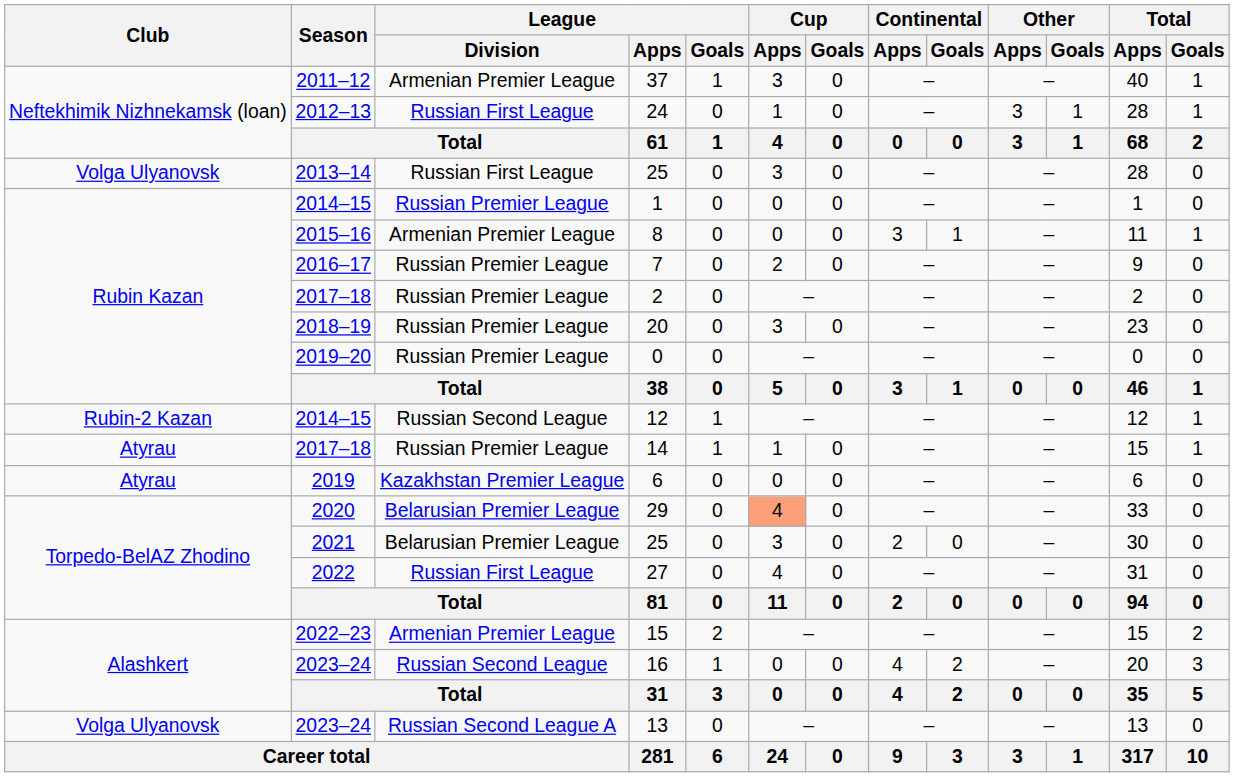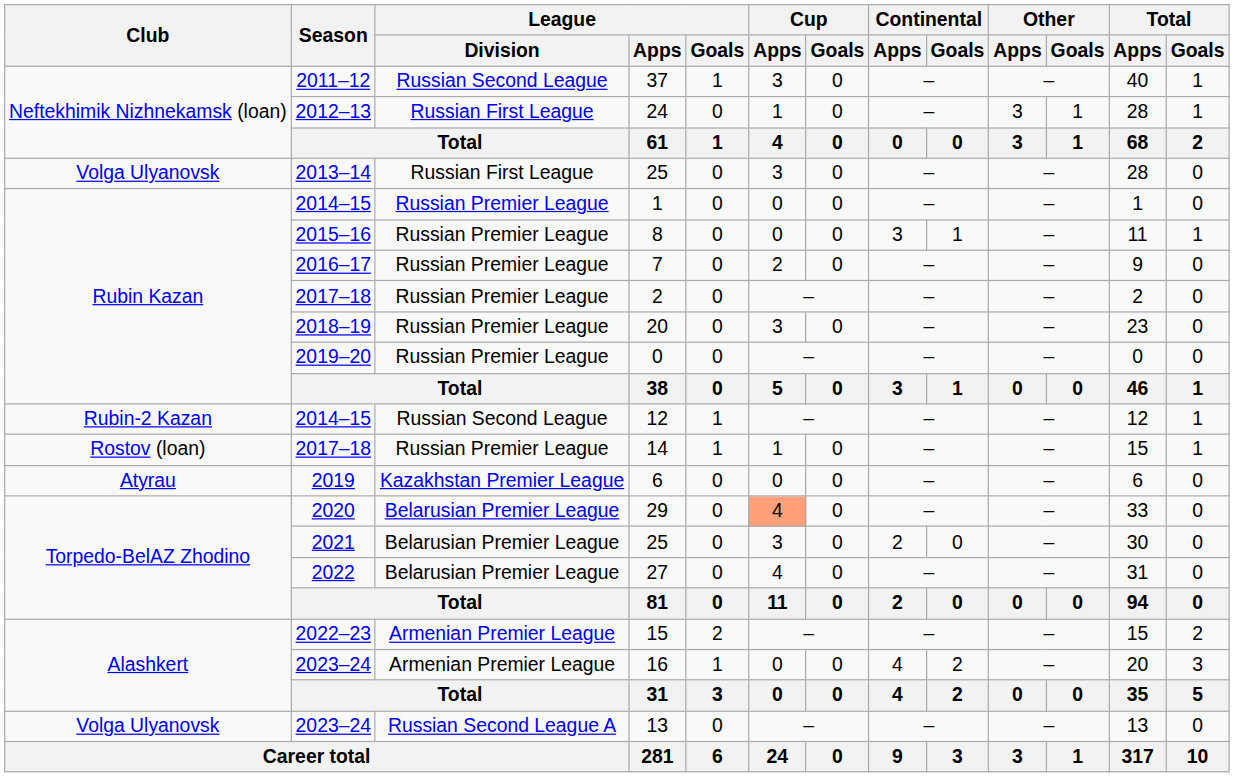(502, 81) Armenian Premier League -> (502, 81) Russian Second League
(502, 234) Armenian Premier League -> (502, 234) Russian Premier League
(148, 449) Atyrau -> (148, 449) Rostov (loan)
(502, 572) Russian First League -> (502, 572) Belarusian Premier League
(502, 664) Russian Second League -> (502, 664) Armenian Premier League
